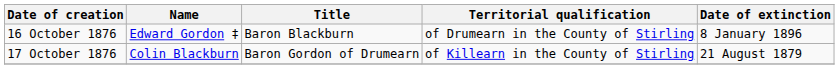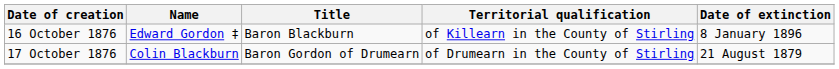(560, 34) of Drumearn in the County of Stirling -> (560, 34) of Killearn in the County of Stirling
(560, 54) of Killearn in the County of Stirling -> (560, 54) of Drumearn in the County of Stirling
